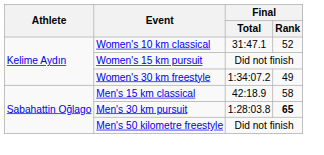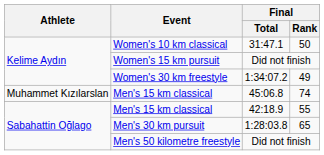(288, 45) 52 -> (305, 45) 50
+ row: (163, 94)
(288, 94) 58 -> (305, 110) 55
(288, 110) bold -> (305, 126) normal
